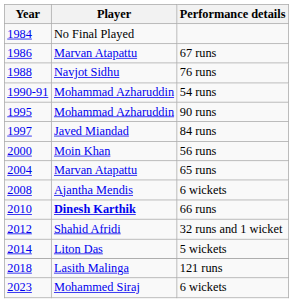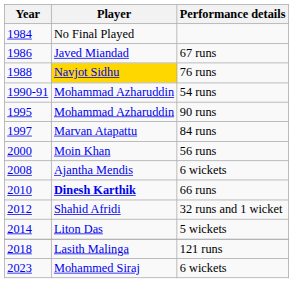(96, 53) Marvan Atapattu -> (91, 53) Javed Miandad
(87, 72) no background -> (87, 72) gold background
(91, 131) Javed Miandad -> (96, 131) Marvan Atapattu
- row: (20, 170)
